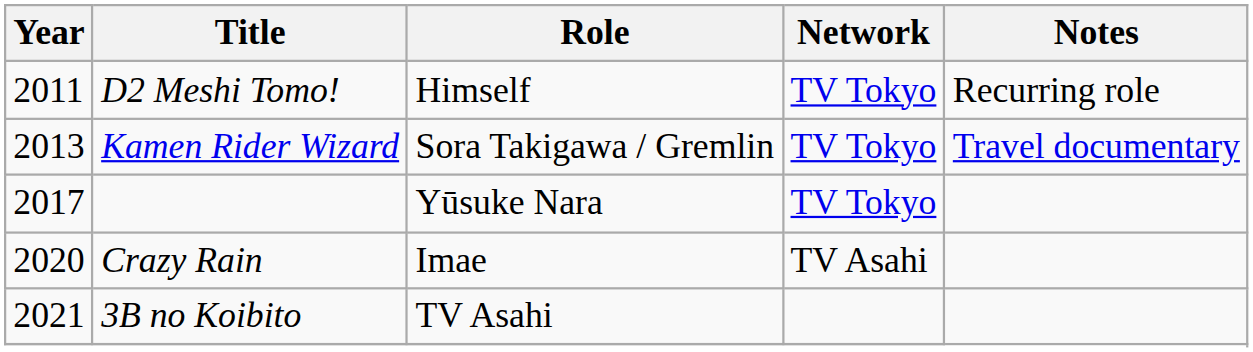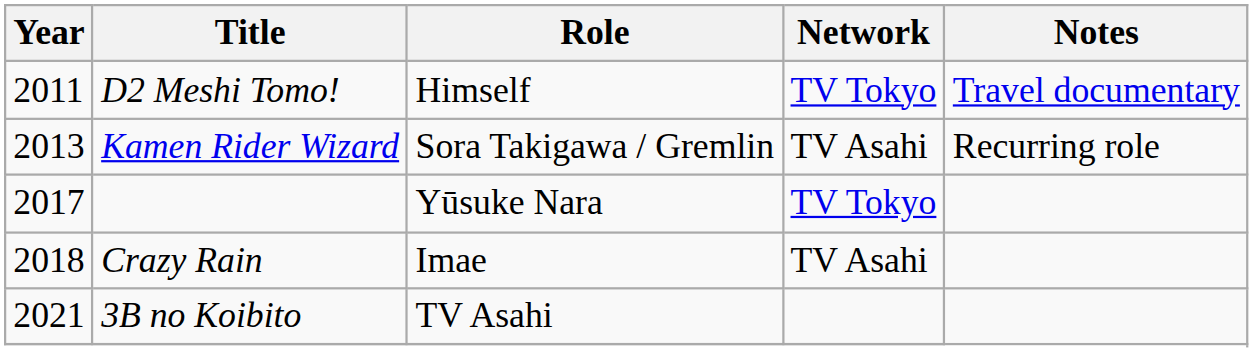(1056, 89) Recurring role -> (1096, 89) Travel documentary
(863, 145) TV Tokyo -> (859, 145) TV Asahi
(1096, 145) Travel documentary -> (1056, 145) Recurring role
(49, 259) 2020 -> (49, 259) 2018
